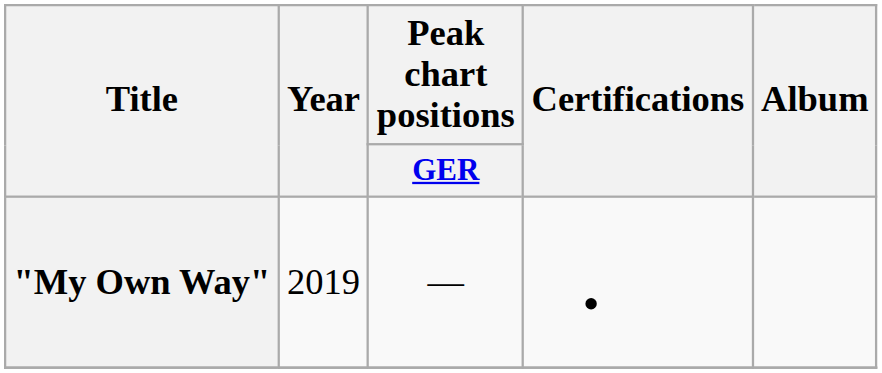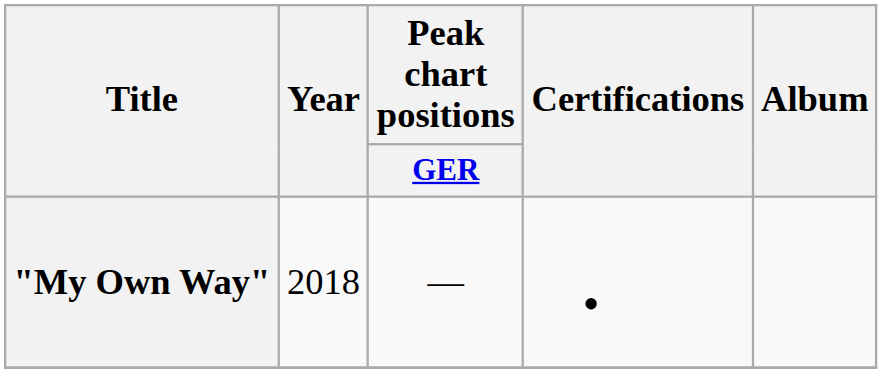(324, 281) 2019 -> (324, 281) 2018
